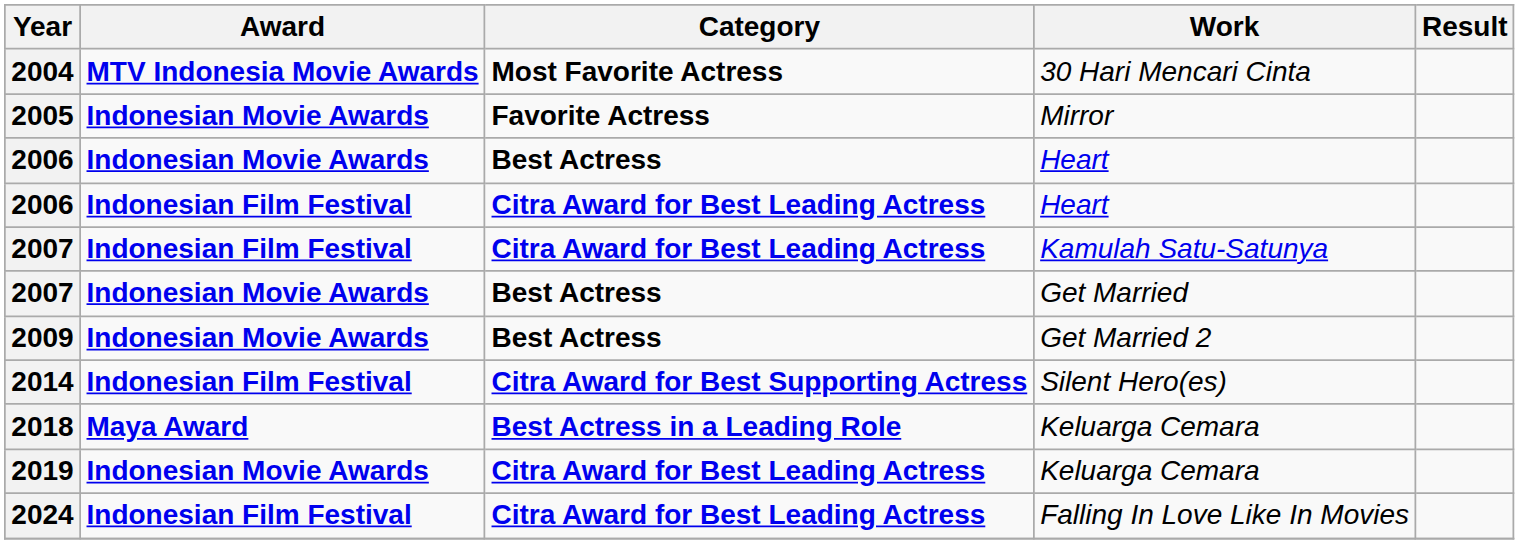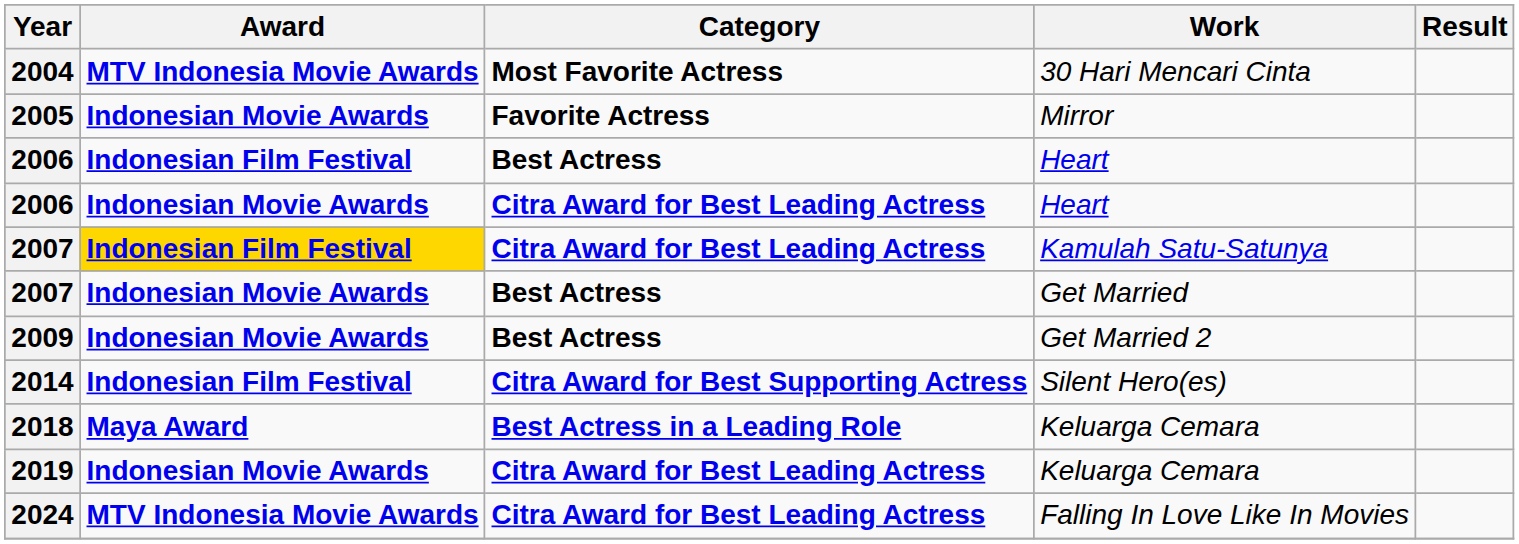(258, 159) Indonesian Movie Awards -> (249, 159) Indonesian Film Festival
(249, 204) Indonesian Film Festival -> (258, 204) Indonesian Movie Awards
(249, 248) no background -> (249, 248) gold background
(249, 515) Indonesian Film Festival -> (283, 515) MTV Indonesia Movie Awards
